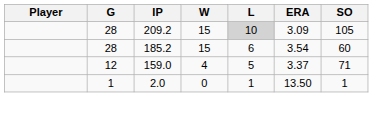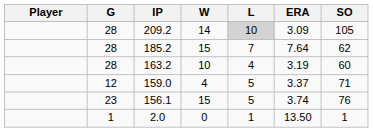(204, 30) 15 -> (204, 30) 14
(251, 48) 6 -> (251, 48) 7
(298, 48) 3.54 -> (298, 48) 7.64
(345, 48) 60 -> (345, 48) 62
+ row: (158, 65)
+ row: (158, 100)
